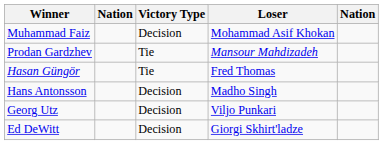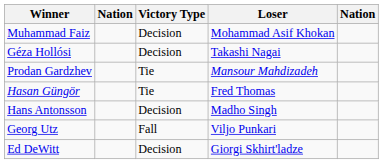+ row: (39, 52)
(160, 110) Decision -> (148, 129) Fall
